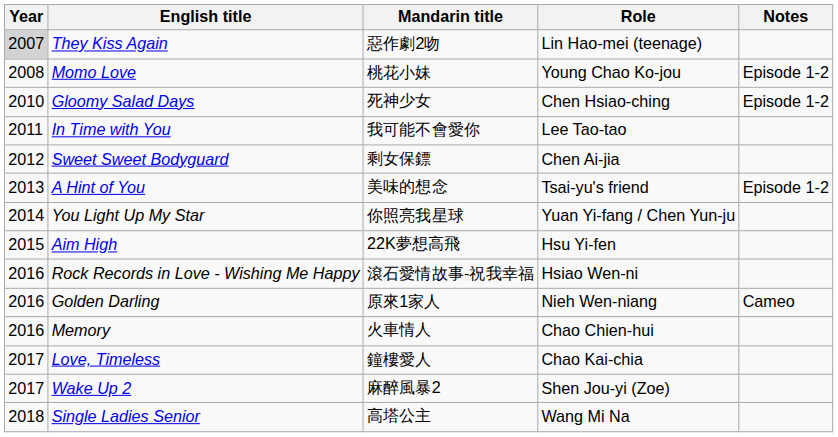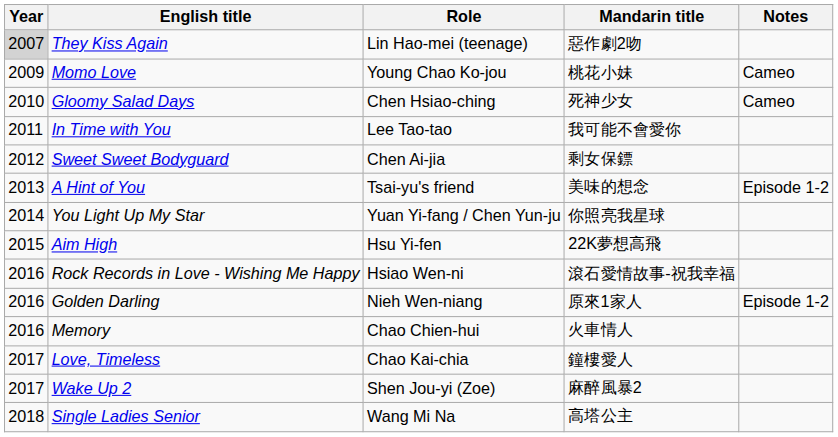columns swapped: (450, 17) <-> (638, 17)
(26, 73) 2008 -> (26, 73) 2009
(786, 73) Episode 1-2 -> (769, 73) Cameo
(786, 101) Episode 1-2 -> (769, 101) Cameo
(769, 302) Cameo -> (786, 302) Episode 1-2
